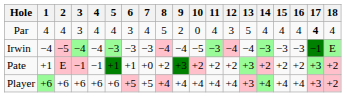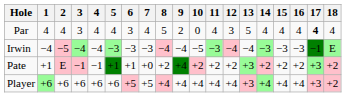(181, 65) +3 -> (181, 65) +4
